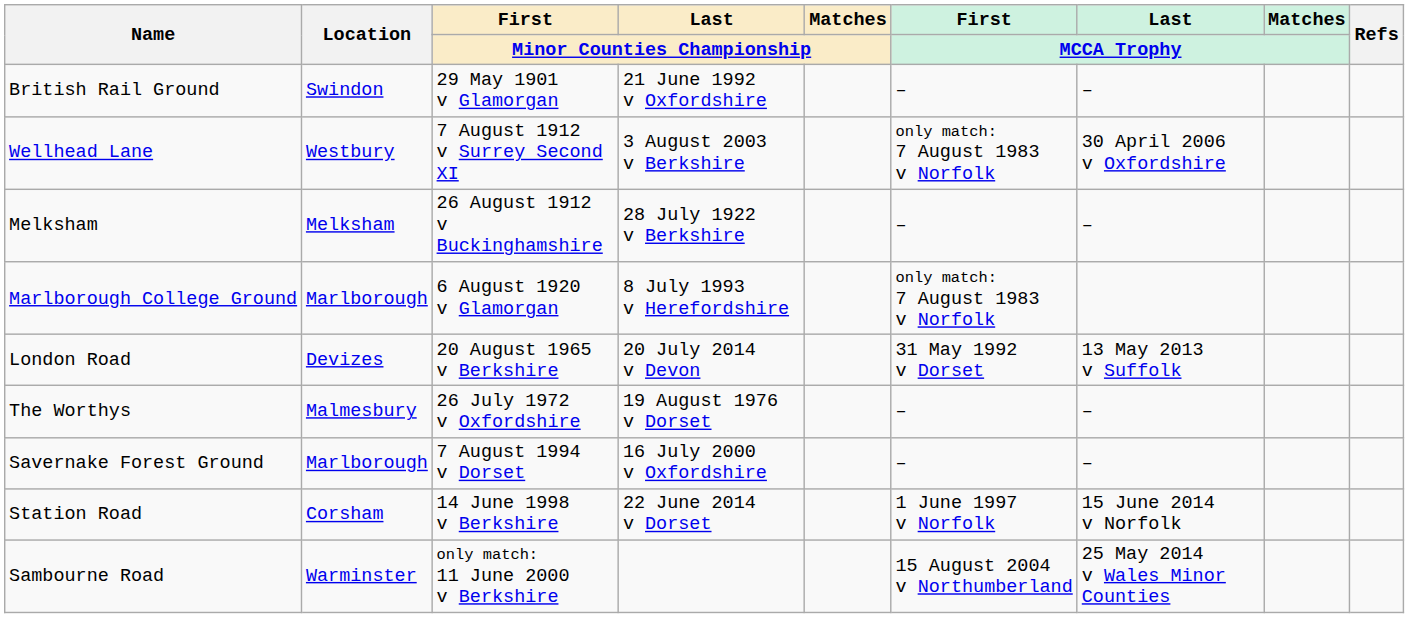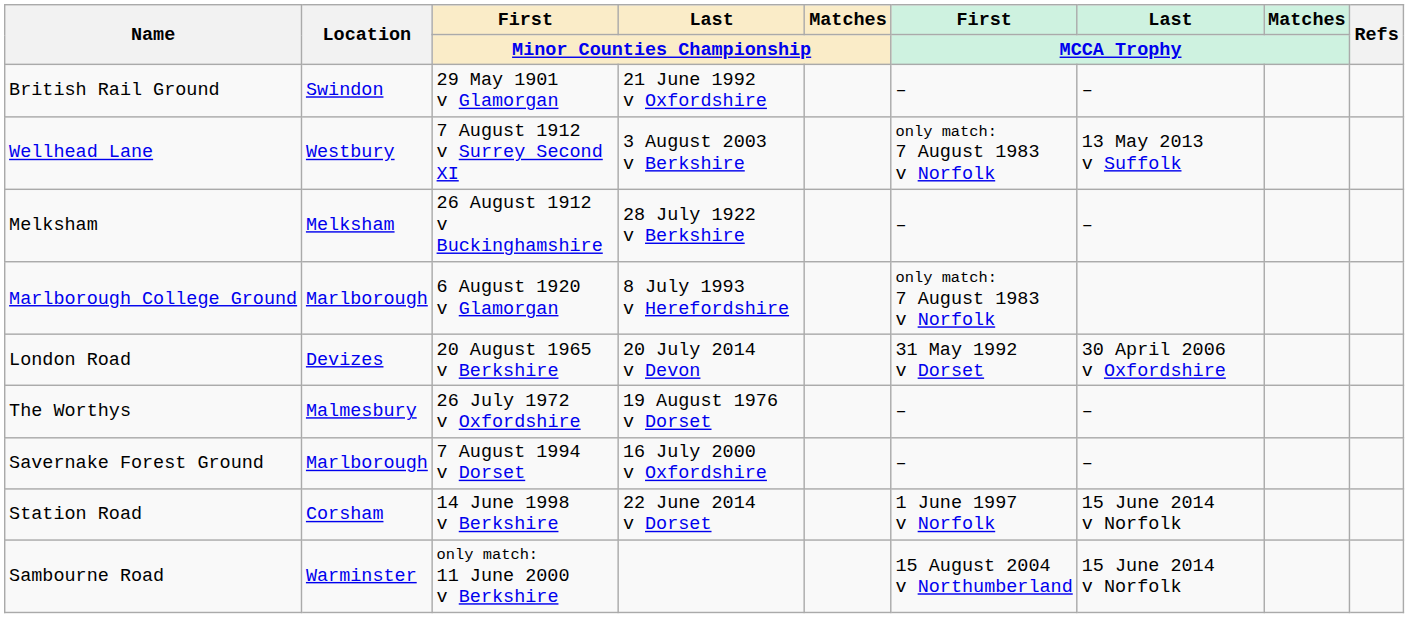(1154, 153) 30 April 2006 v Oxfordshire -> (1143, 153) 13 May 2013 v Suffolk
(1143, 360) 13 May 2013 v Suffolk -> (1154, 360) 30 April 2006 v Oxfordshire
(1154, 576) 25 May 2014 v Wales Minor Counties -> (1148, 576) 15 June 2014 v Norfolk
